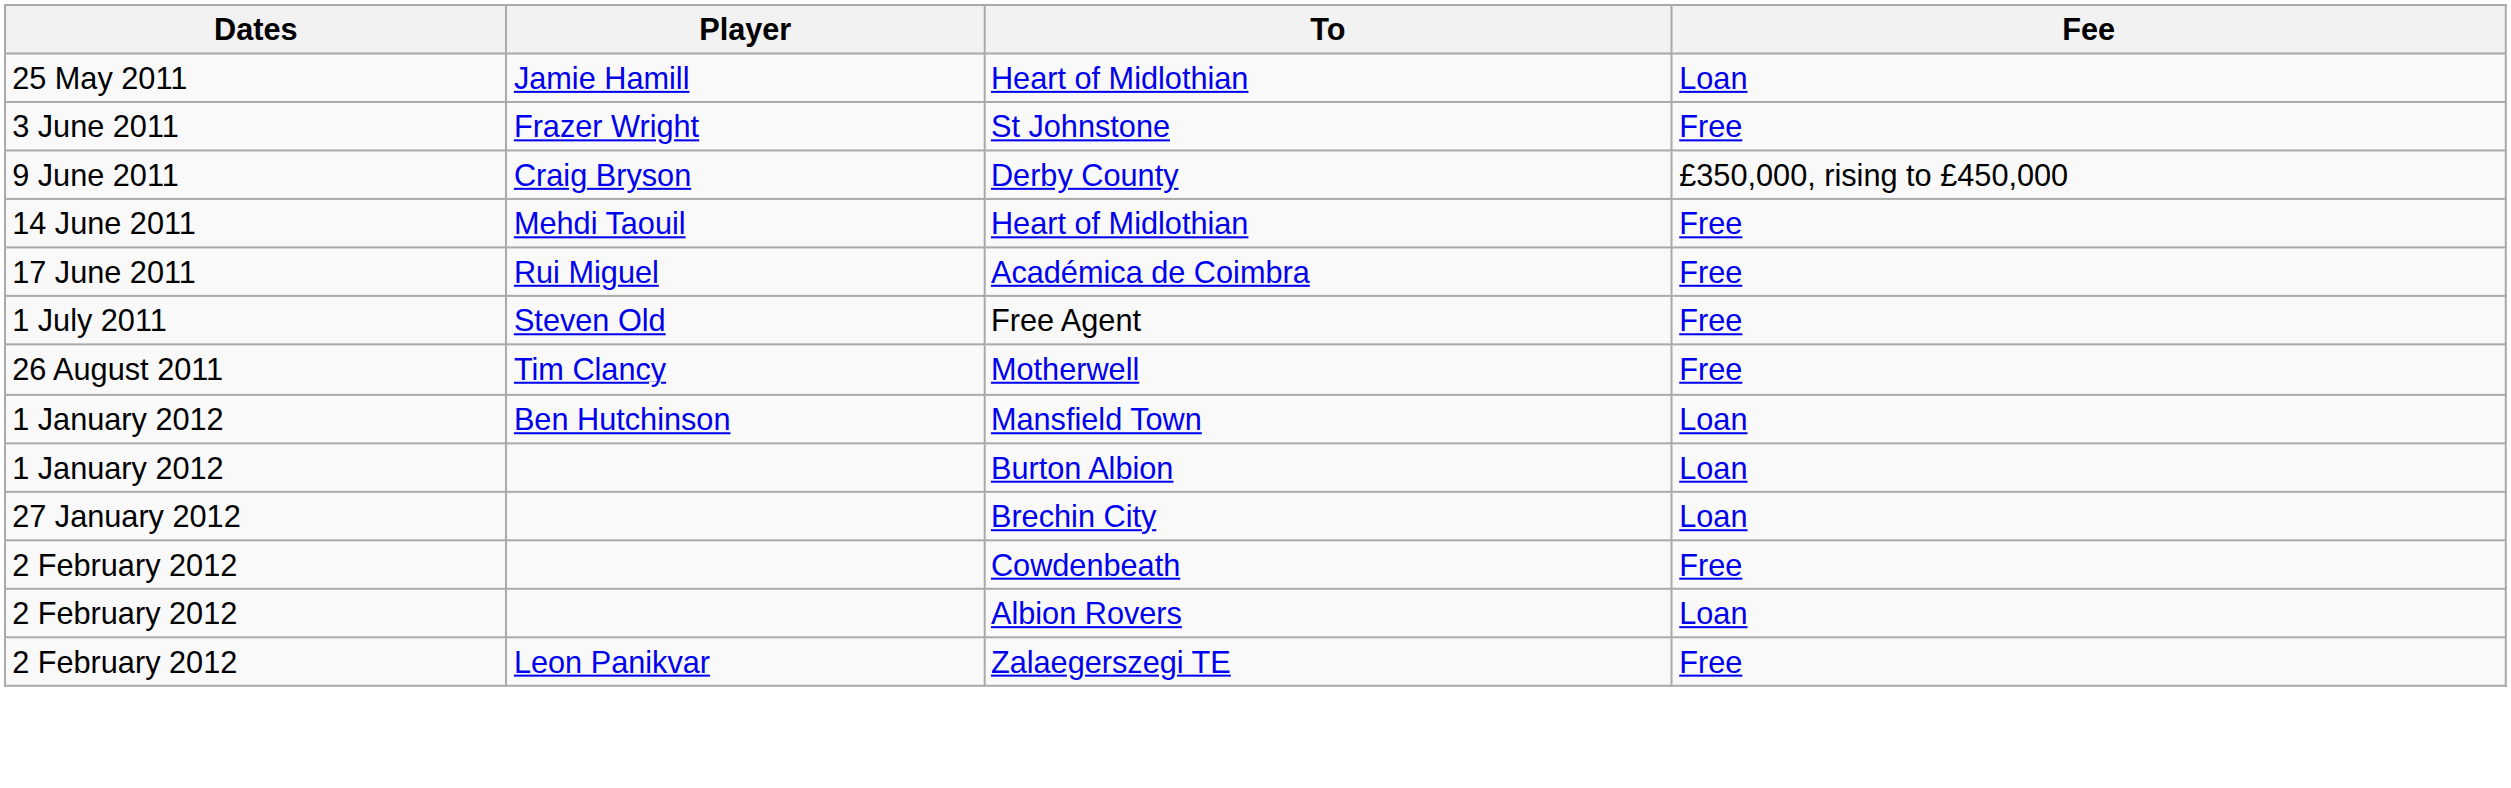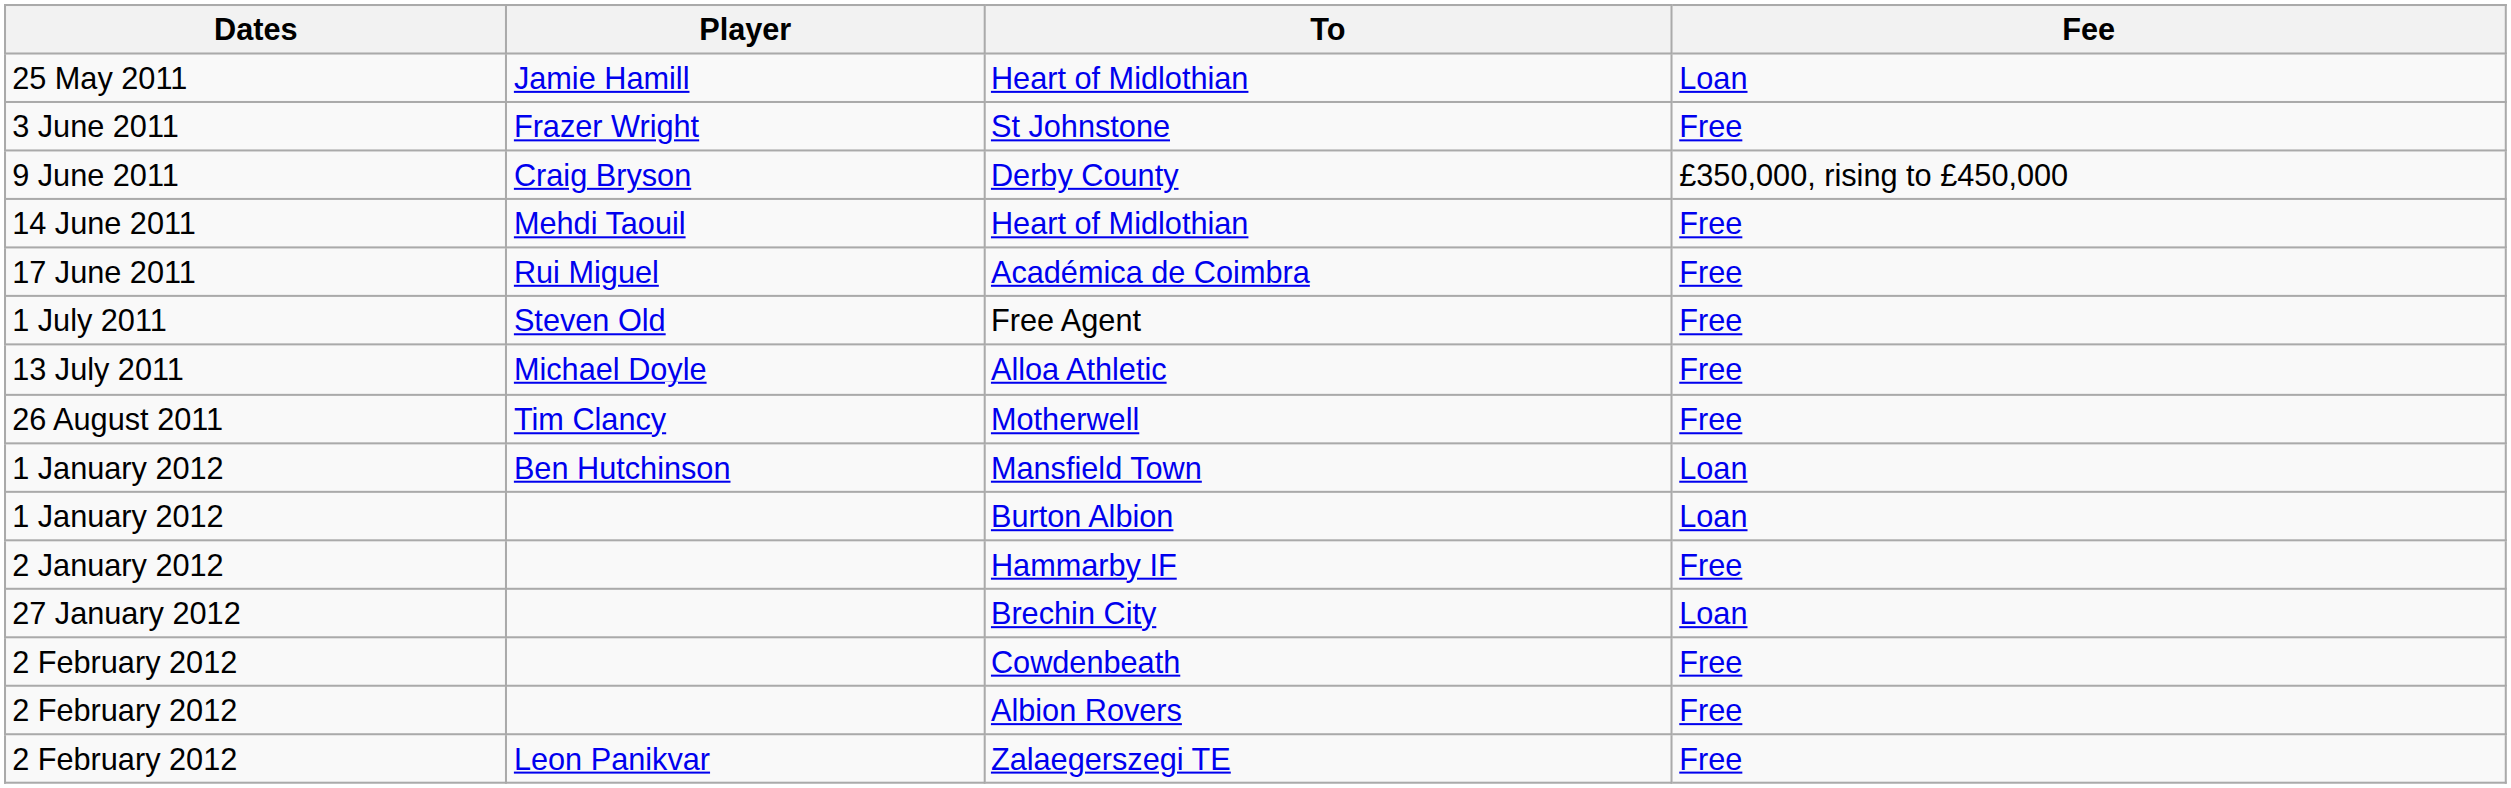+ row: (98, 370)
+ row: (118, 564)
(1713, 613) Loan -> (1711, 710) Free
